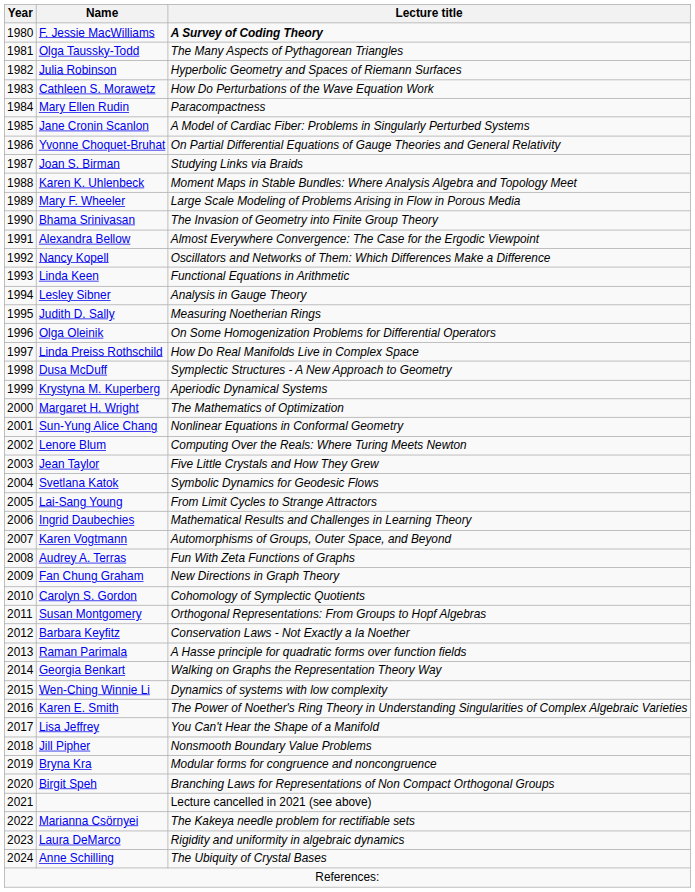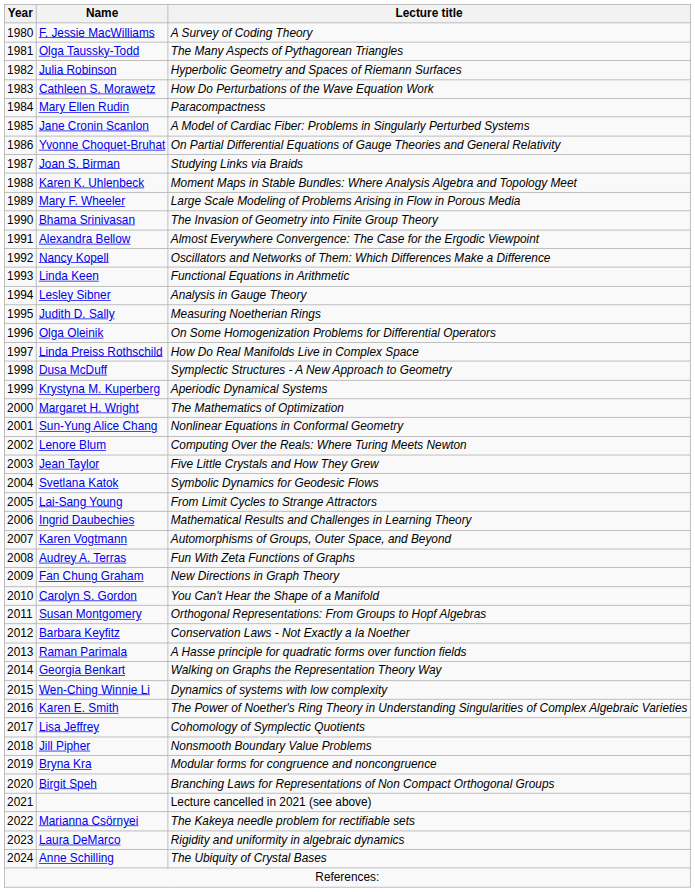(247, 32) bold -> (242, 32) normal
(268, 595) Cohomology of Symplectic Quotients -> (275, 595) You Can't Hear the Shape of a Manifold
(275, 727) You Can't Hear the Shape of a Manifold -> (268, 727) Cohomology of Symplectic Quotients
